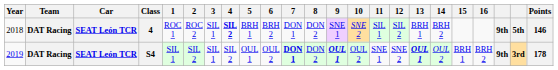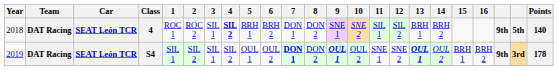(540, 29) 146 -> (540, 29) 140
